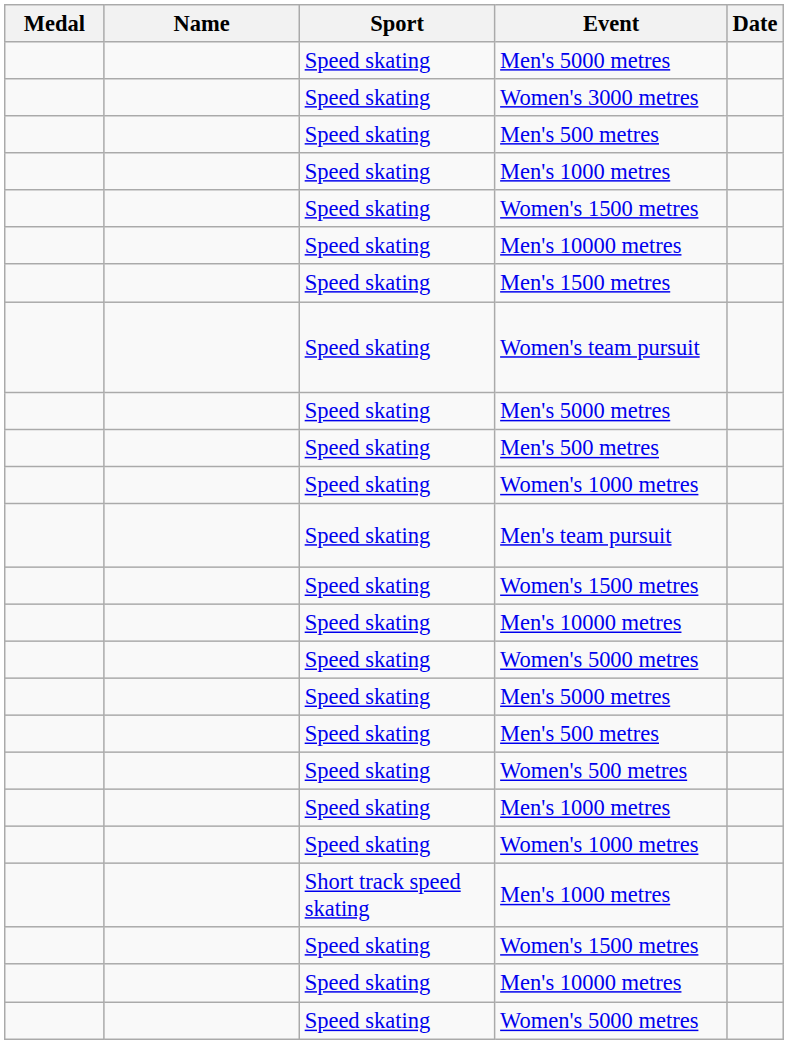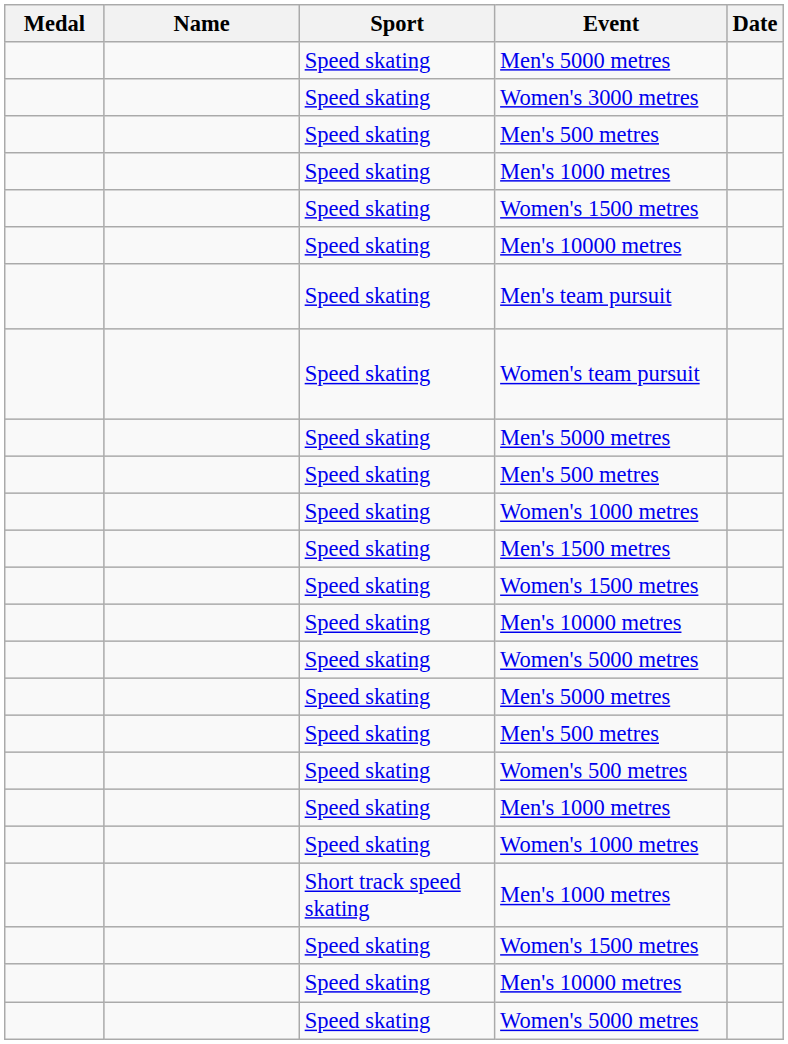rows swapped: (367, 534) <-> (367, 282)
